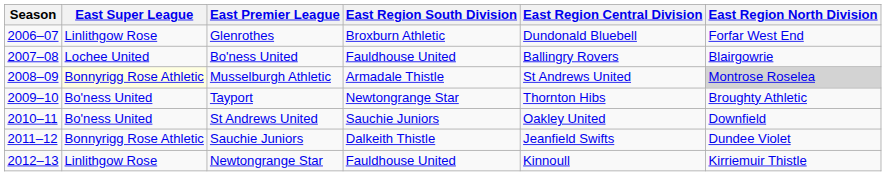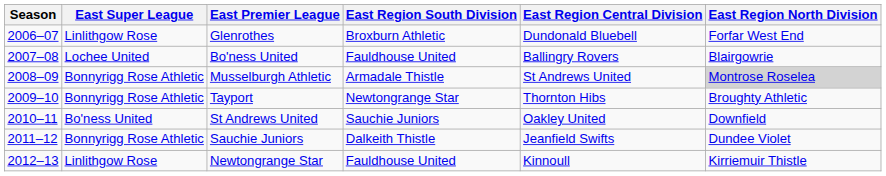(134, 77) lightyellow background -> (134, 77) no background
(108, 98) Bo'ness United -> (134, 98) Bonnyrigg Rose Athletic
